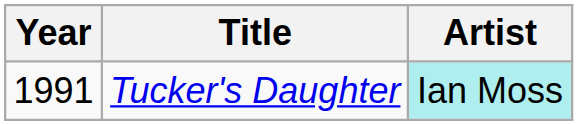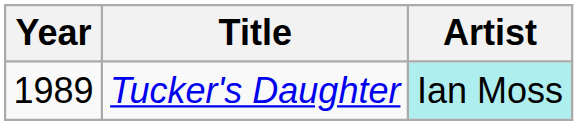(53, 90) 1991 -> (53, 90) 1989
